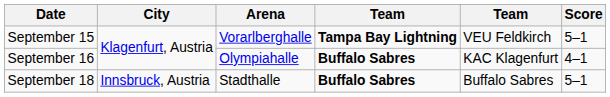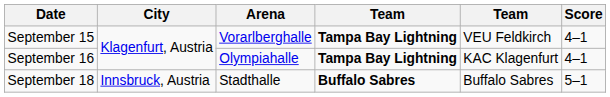(576, 37) 5–1 -> (576, 37) 4–1
(367, 59) Buffalo Sabres -> (388, 59) Tampa Bay Lightning
